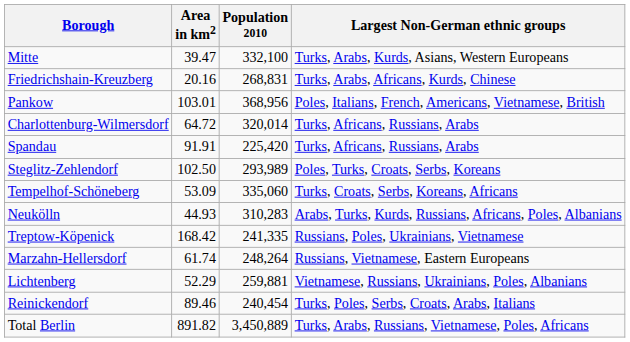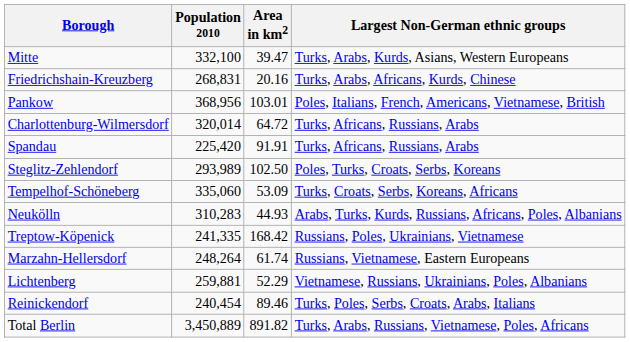columns swapped: (255, 25) <-> (196, 25)
